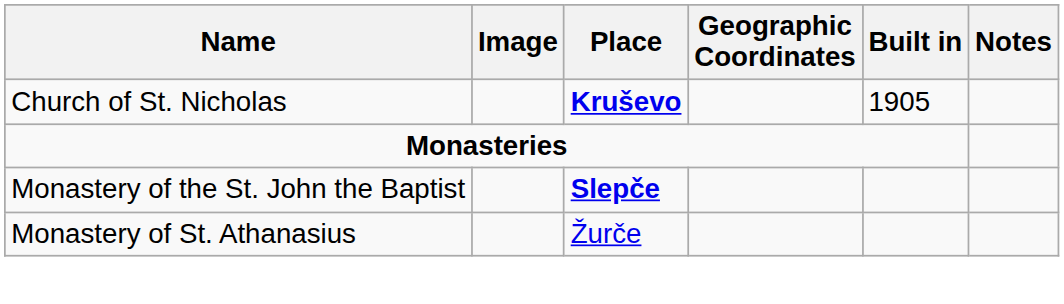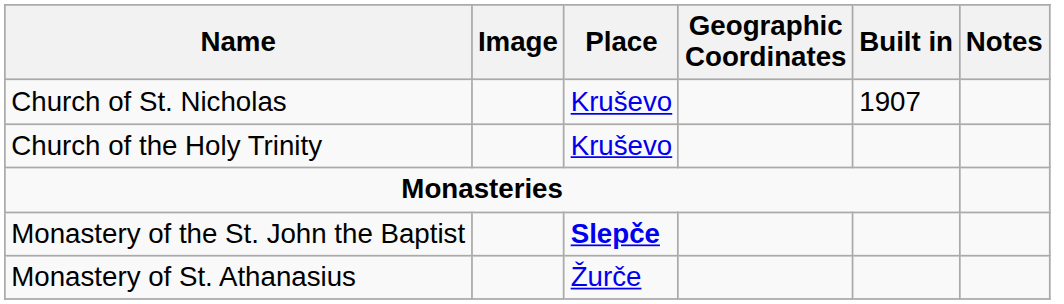(626, 101) bold -> (621, 101) normal
(899, 101) 1905 -> (890, 101) 1907
+ row: (167, 145)
